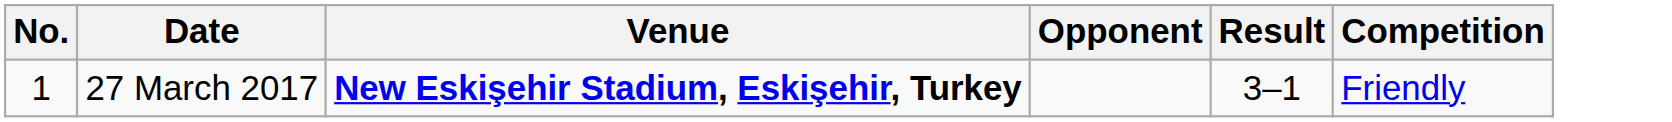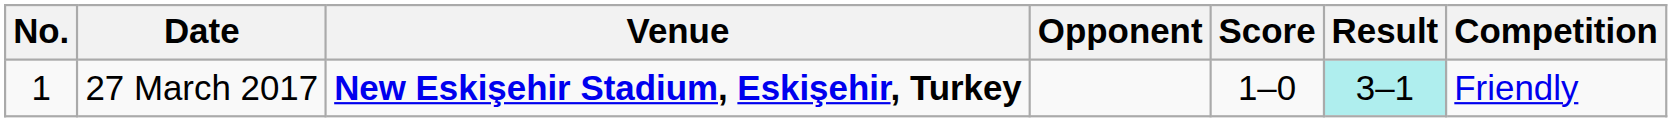+ column: (1267, 32)
(1272, 87) no background -> (1385, 87) paleturquoise background
